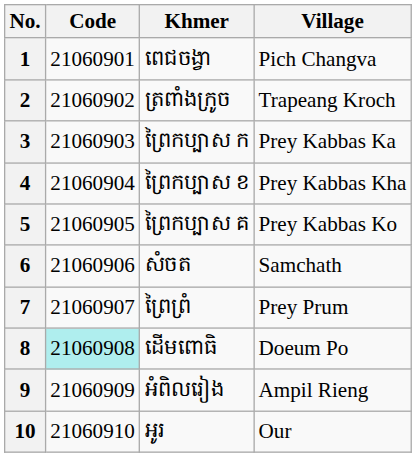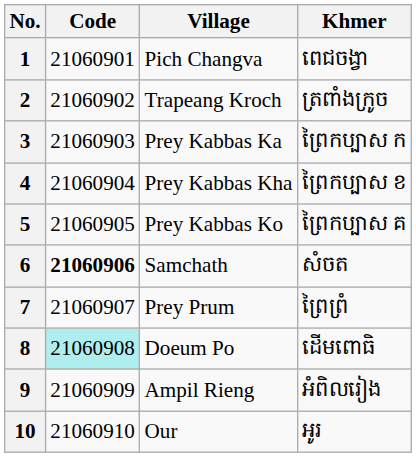columns swapped: (332, 21) <-> (197, 21)
(93, 265) normal -> (93, 265) bold
